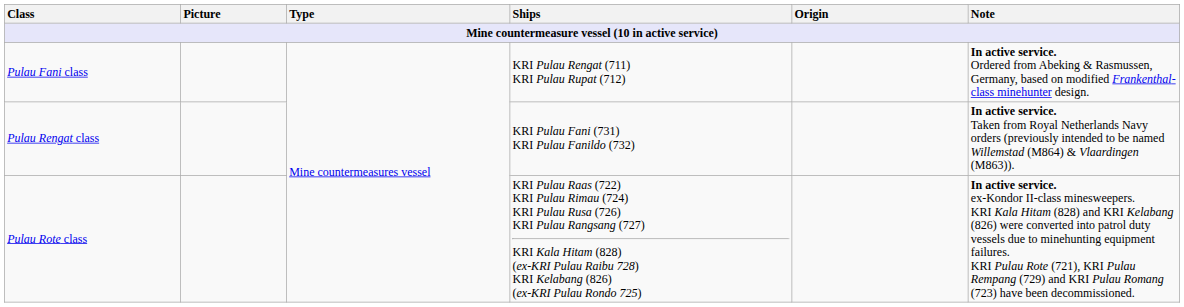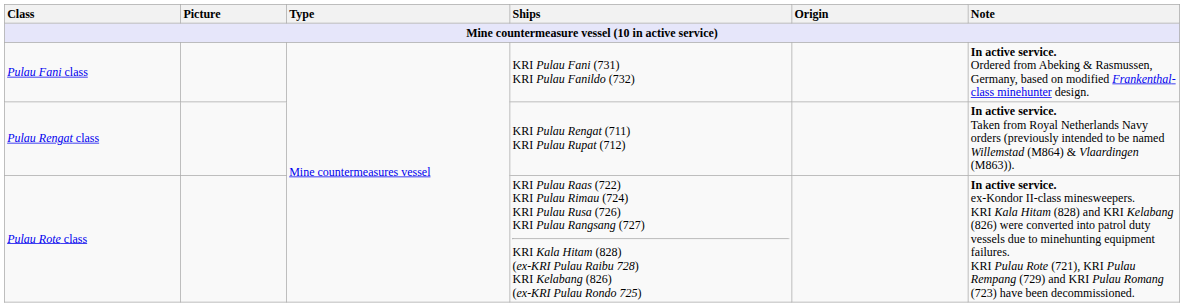(571, 72) KRI Pulau Rengat (711) KRI Pulau Rupat (712) -> (574, 72) KRI Pulau Fani (731) KRI Pulau Fanildo (732)
(574, 138) KRI Pulau Fani (731) KRI Pulau Fanildo (732) -> (571, 138) KRI Pulau Rengat (711) KRI Pulau Rupat (712)
